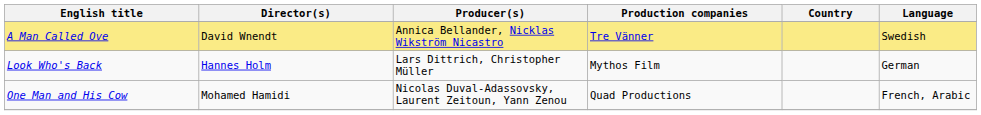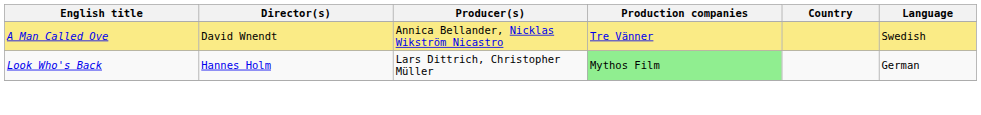(625, 66) no background -> (625, 66) lightgreen background
- row: (67, 95)
